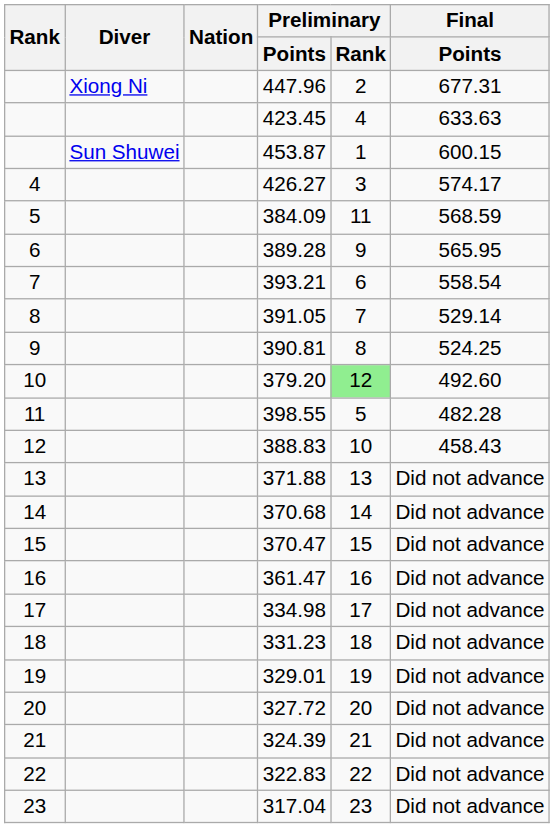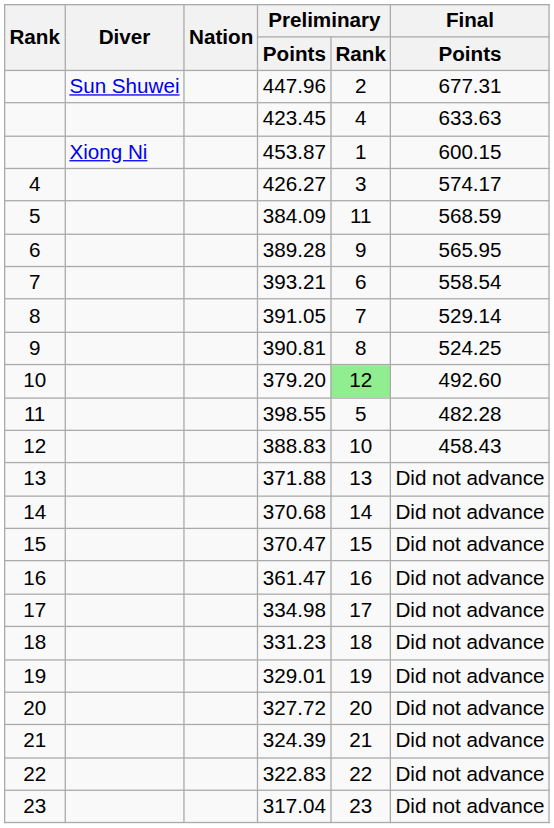(108, 86) Xiong Ni -> (124, 86) Sun Shuwei
(124, 151) Sun Shuwei -> (108, 151) Xiong Ni
